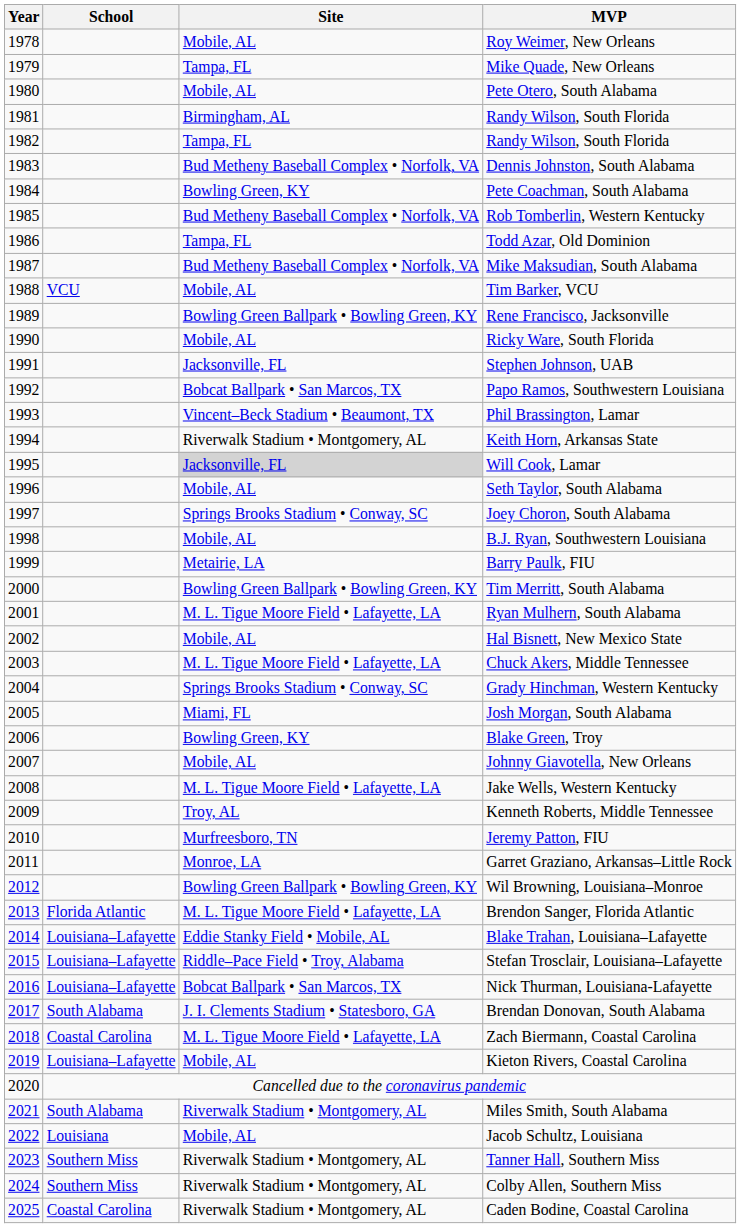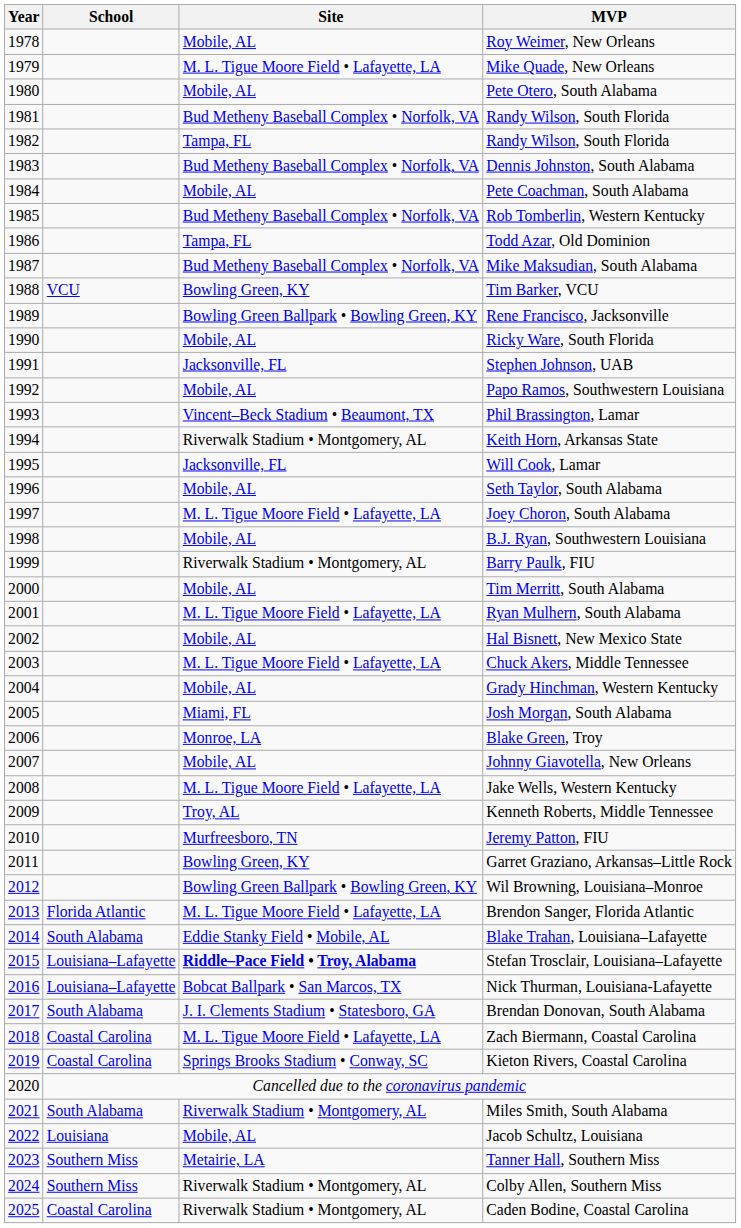(217, 66) Tampa, FL -> (312, 66) M. L. Tigue Moore Field • Lafayette, LA
(236, 116) Birmingham, AL -> (331, 116) Bud Metheny Baseball Complex • Norfolk, VA
(246, 191) Bowling Green, KY -> (219, 191) Mobile, AL
(219, 290) Mobile, AL -> (246, 290) Bowling Green, KY
(292, 389) Bobcat Ballpark • San Marcos, TX -> (219, 389) Mobile, AL
(235, 464) lightgrey background -> (235, 464) no background
(305, 514) Springs Brooks Stadium • Conway, SC -> (312, 514) M. L. Tigue Moore Field • Lafayette, LA
(224, 564) Metairie, LA -> (305, 564) Riverwalk Stadium • Montgomery, AL
(330, 588) Bowling Green Ballpark • Bowling Green, KY -> (219, 588) Mobile, AL
(305, 688) Springs Brooks Stadium • Conway, SC -> (219, 688) Mobile, AL
(246, 738) Bowling Green, KY -> (222, 738) Monroe, LA
(222, 862) Monroe, LA -> (246, 862) Bowling Green, KY
(111, 937) Louisiana–Lafayette -> (95, 937) South Alabama
(293, 961) normal -> (299, 961) bold
(111, 1061) Louisiana–Lafayette -> (99, 1061) Coastal Carolina
(219, 1061) Mobile, AL -> (305, 1061) Springs Brooks Stadium • Conway, SC
(305, 1160) Riverwalk Stadium • Montgomery, AL -> (224, 1160) Metairie, LA
